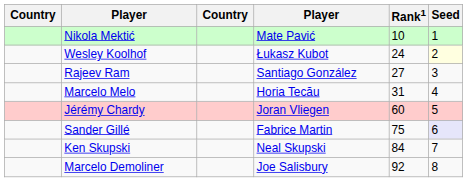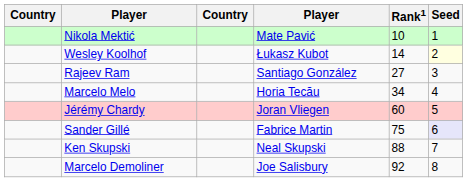(398, 54) 24 -> (398, 54) 14
(398, 92) 31 -> (398, 92) 34
(398, 148) 84 -> (398, 148) 88
